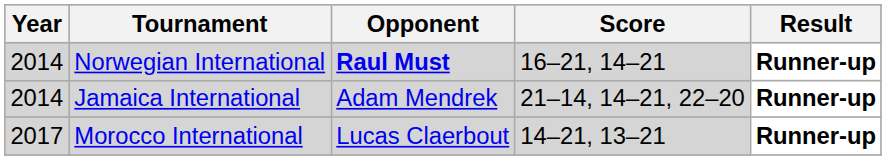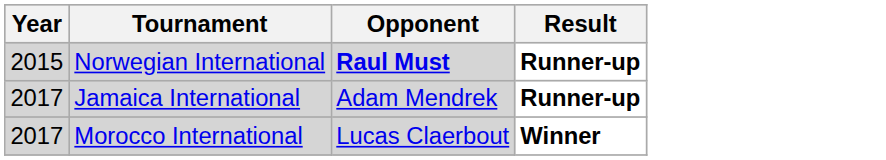- column: (633, 24)
(37, 62) 2014 -> (37, 62) 2015
(37, 99) 2014 -> (37, 99) 2017
(816, 137) Runner-up -> (560, 137) Winner
